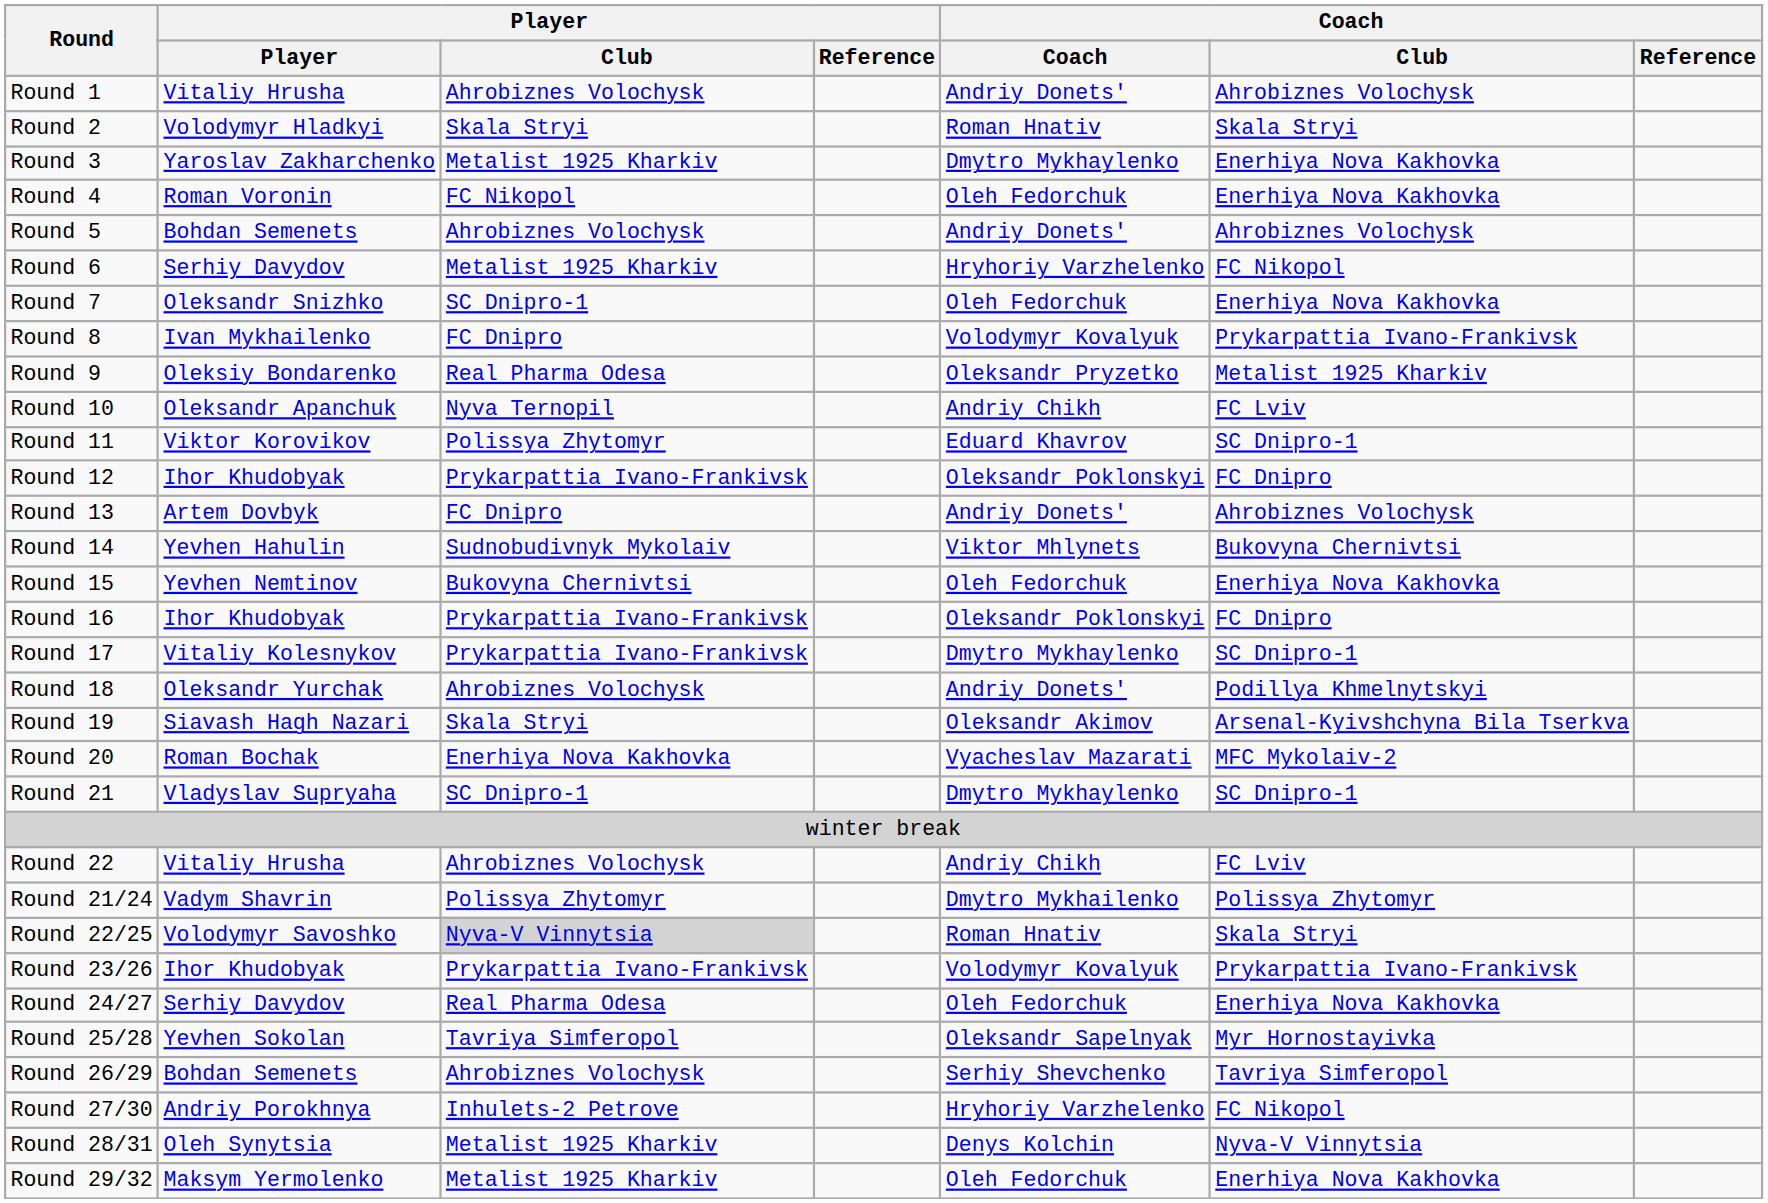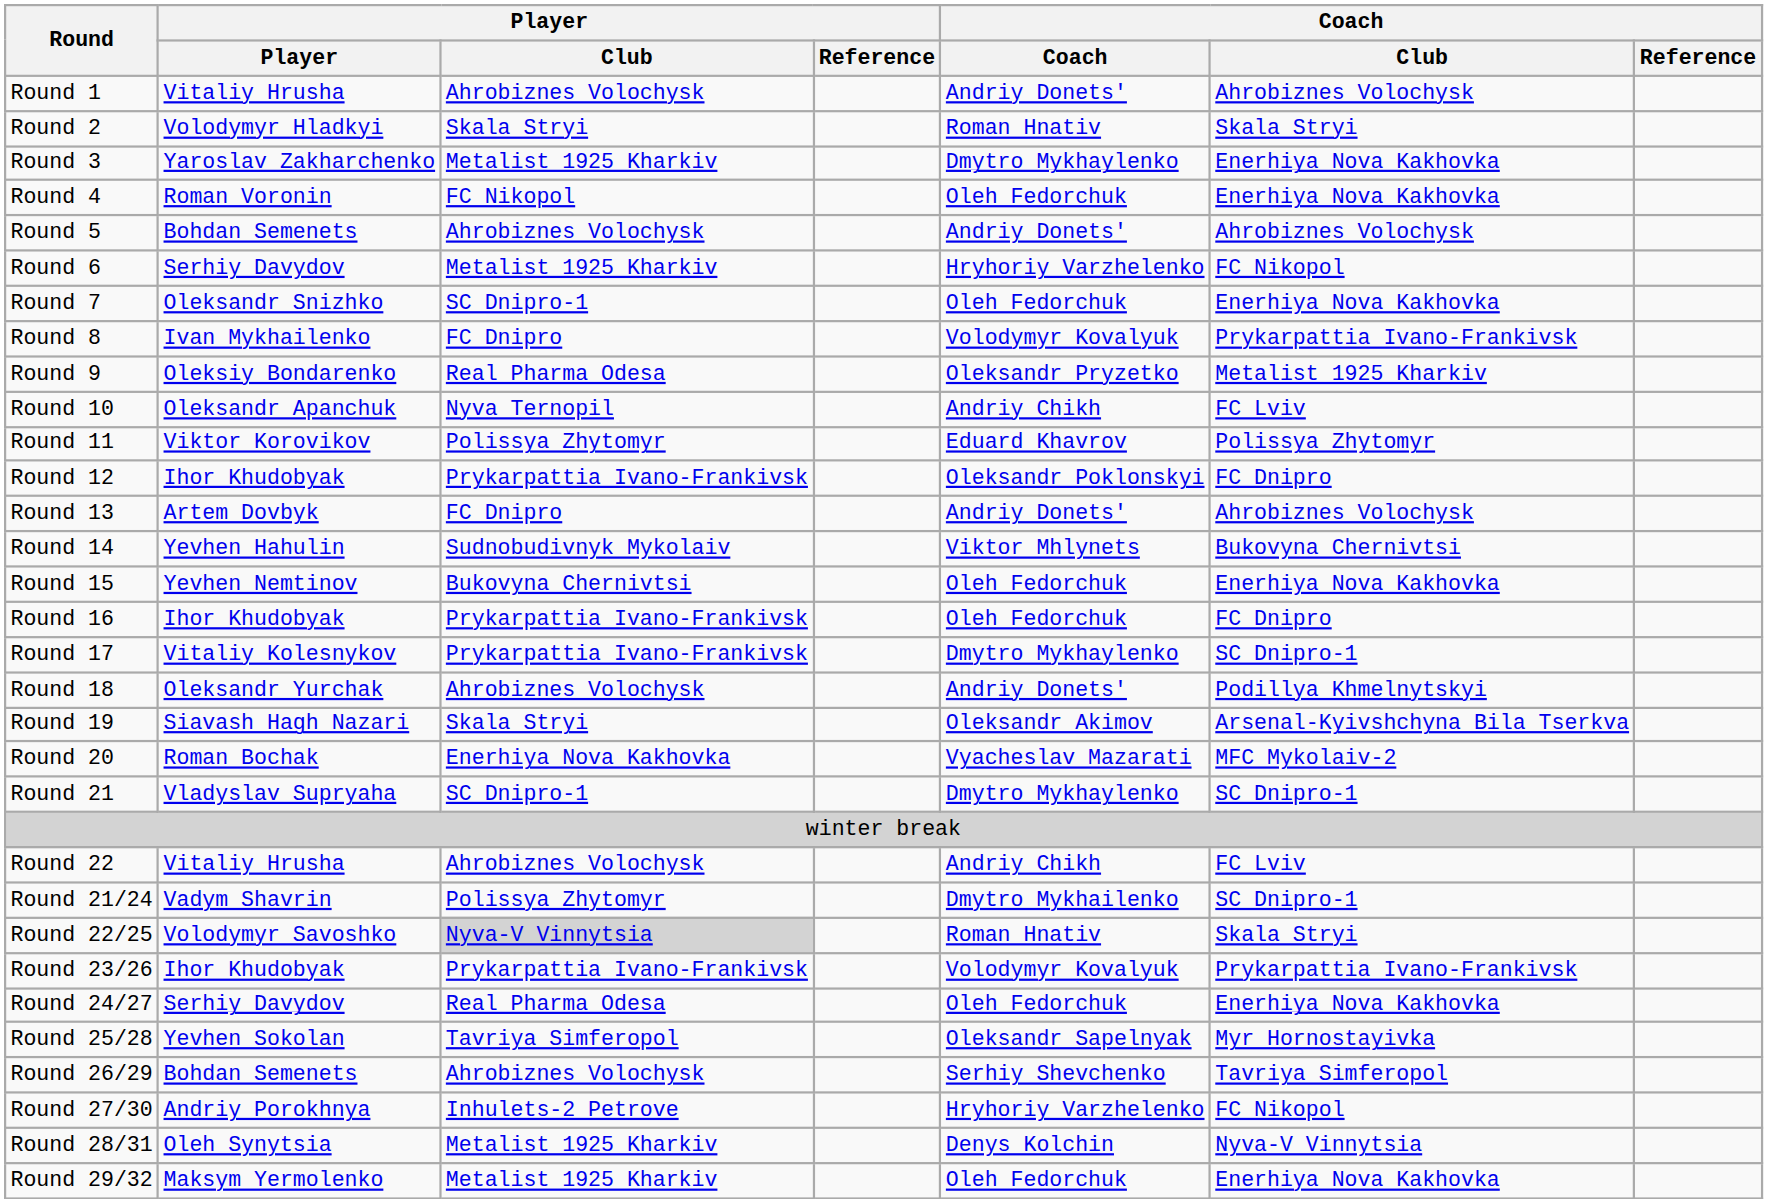(1286, 443) SC Dnipro-1 -> (1325, 443) Polissya Zhytomyr
(1075, 619) Oleksandr Poklonskyi -> (1036, 619) Oleh Fedorchuk
(1325, 899) Polissya Zhytomyr -> (1286, 899) SC Dnipro-1
